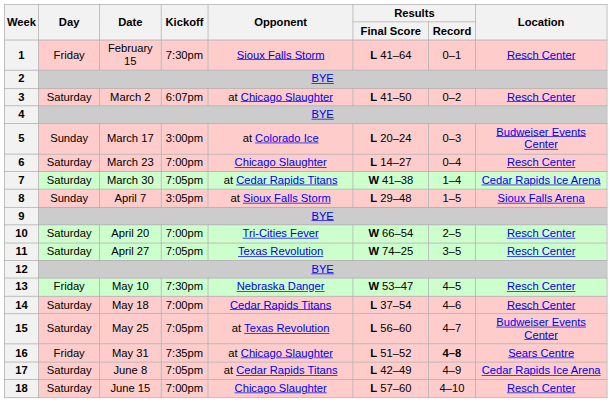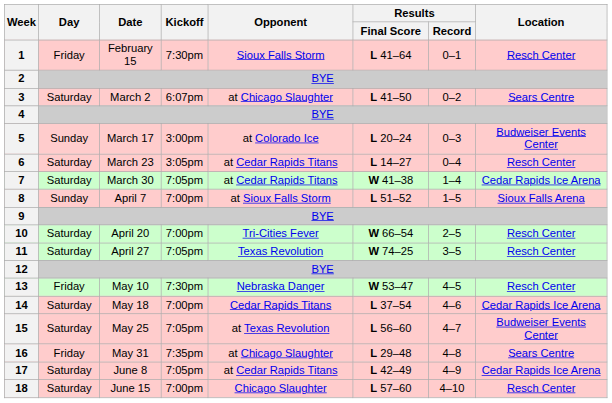(541, 97) Resch Center -> (541, 97) Sears Centre
(184, 162) 7:00pm -> (184, 162) 3:05pm
(281, 162) Chicago Slaughter -> (281, 162) at Cedar Rapids Titans
(184, 198) 3:05pm -> (184, 198) 7:00pm
(391, 198) L 29–48 -> (391, 198) L 51–52
(541, 305) Resch Center -> (541, 305) Cedar Rapids Ice Arena
(391, 353) L 51–52 -> (391, 353) L 29–48
(452, 353) bold -> (452, 353) normal
